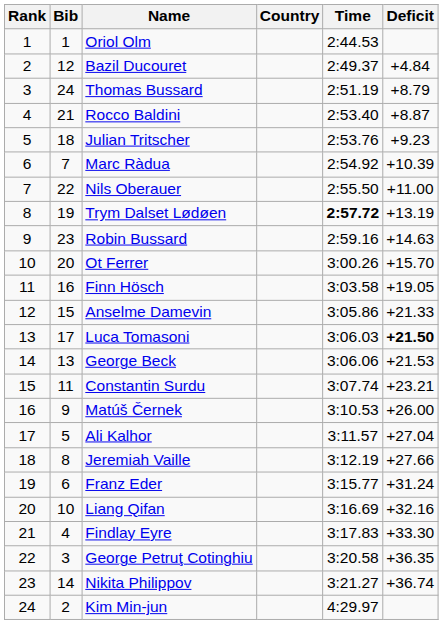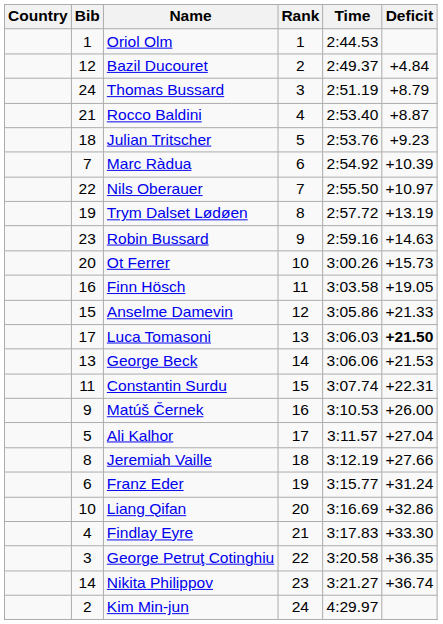columns swapped: (27, 16) <-> (290, 16)
(410, 189) +11.00 -> (409, 189) +10.97
(353, 213) bold -> (352, 213) normal
(410, 262) +15.70 -> (409, 262) +15.73
(410, 386) +23.21 -> (409, 386) +22.31
(410, 509) +32.16 -> (409, 509) +32.86
